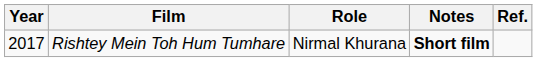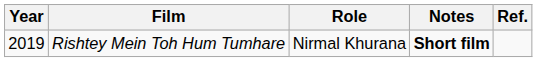(26, 43) 2017 -> (26, 43) 2019
